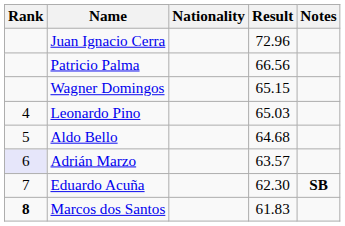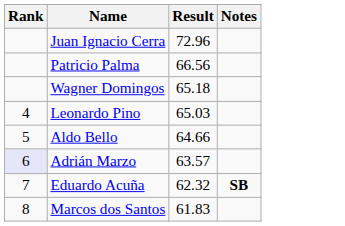- column: (209, 16)
(273, 88) 65.15 -> (193, 88) 65.18
(273, 137) 64.68 -> (193, 137) 64.66
(273, 185) 62.30 -> (193, 185) 62.32
(26, 209) bold -> (26, 209) normal
